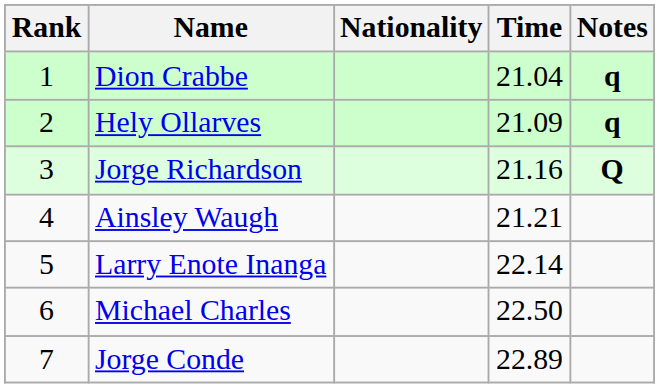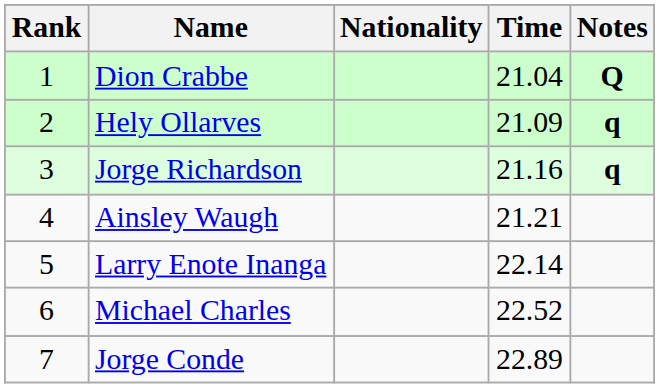(612, 75) q -> (612, 75) Q
(612, 169) Q -> (612, 169) q
(529, 311) 22.50 -> (529, 311) 22.52
